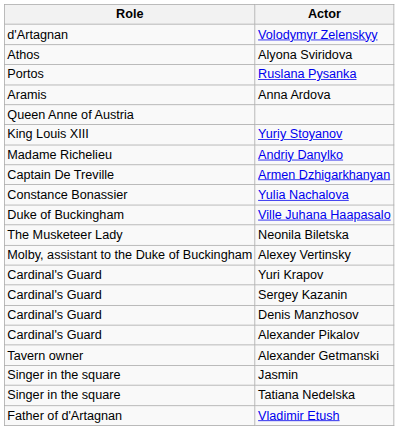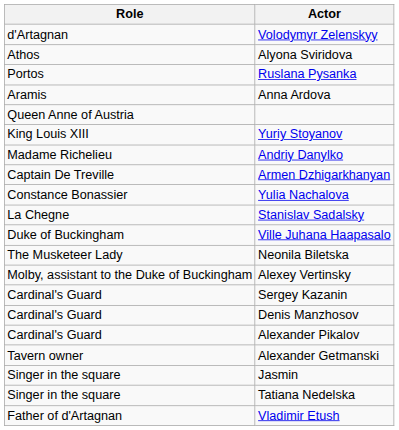+ row: (311, 214)
- row: (291, 275)
